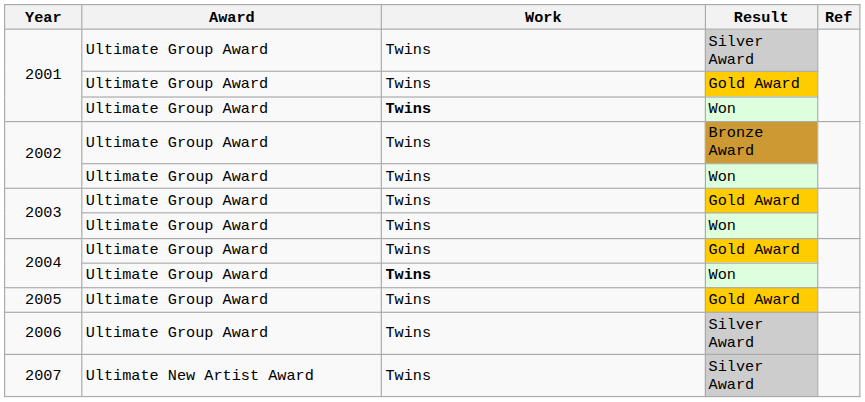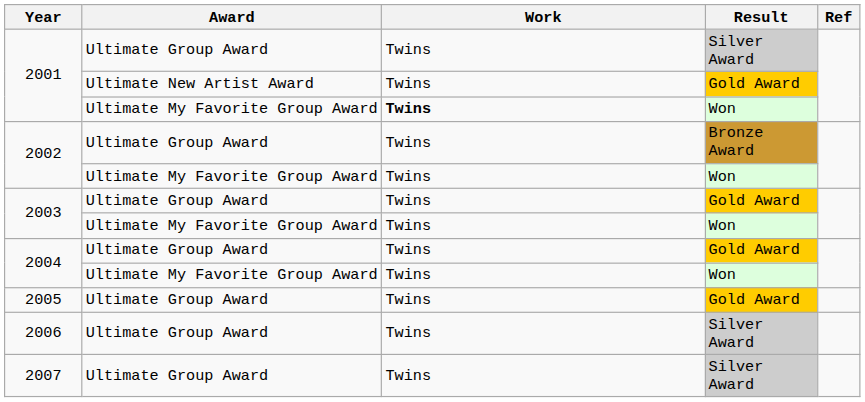(177, 84) Ultimate Group Award -> (200, 84) Ultimate New Artist Award
(177, 109) Ultimate Group Award -> (232, 109) Ultimate My Favorite Group Award
(177, 176) Ultimate Group Award -> (232, 176) Ultimate My Favorite Group Award
(177, 226) Ultimate Group Award -> (232, 226) Ultimate My Favorite Group Award
(177, 275) Ultimate Group Award -> (232, 275) Ultimate My Favorite Group Award
(408, 275) bold -> (408, 275) normal
(200, 376) Ultimate New Artist Award -> (177, 376) Ultimate Group Award
